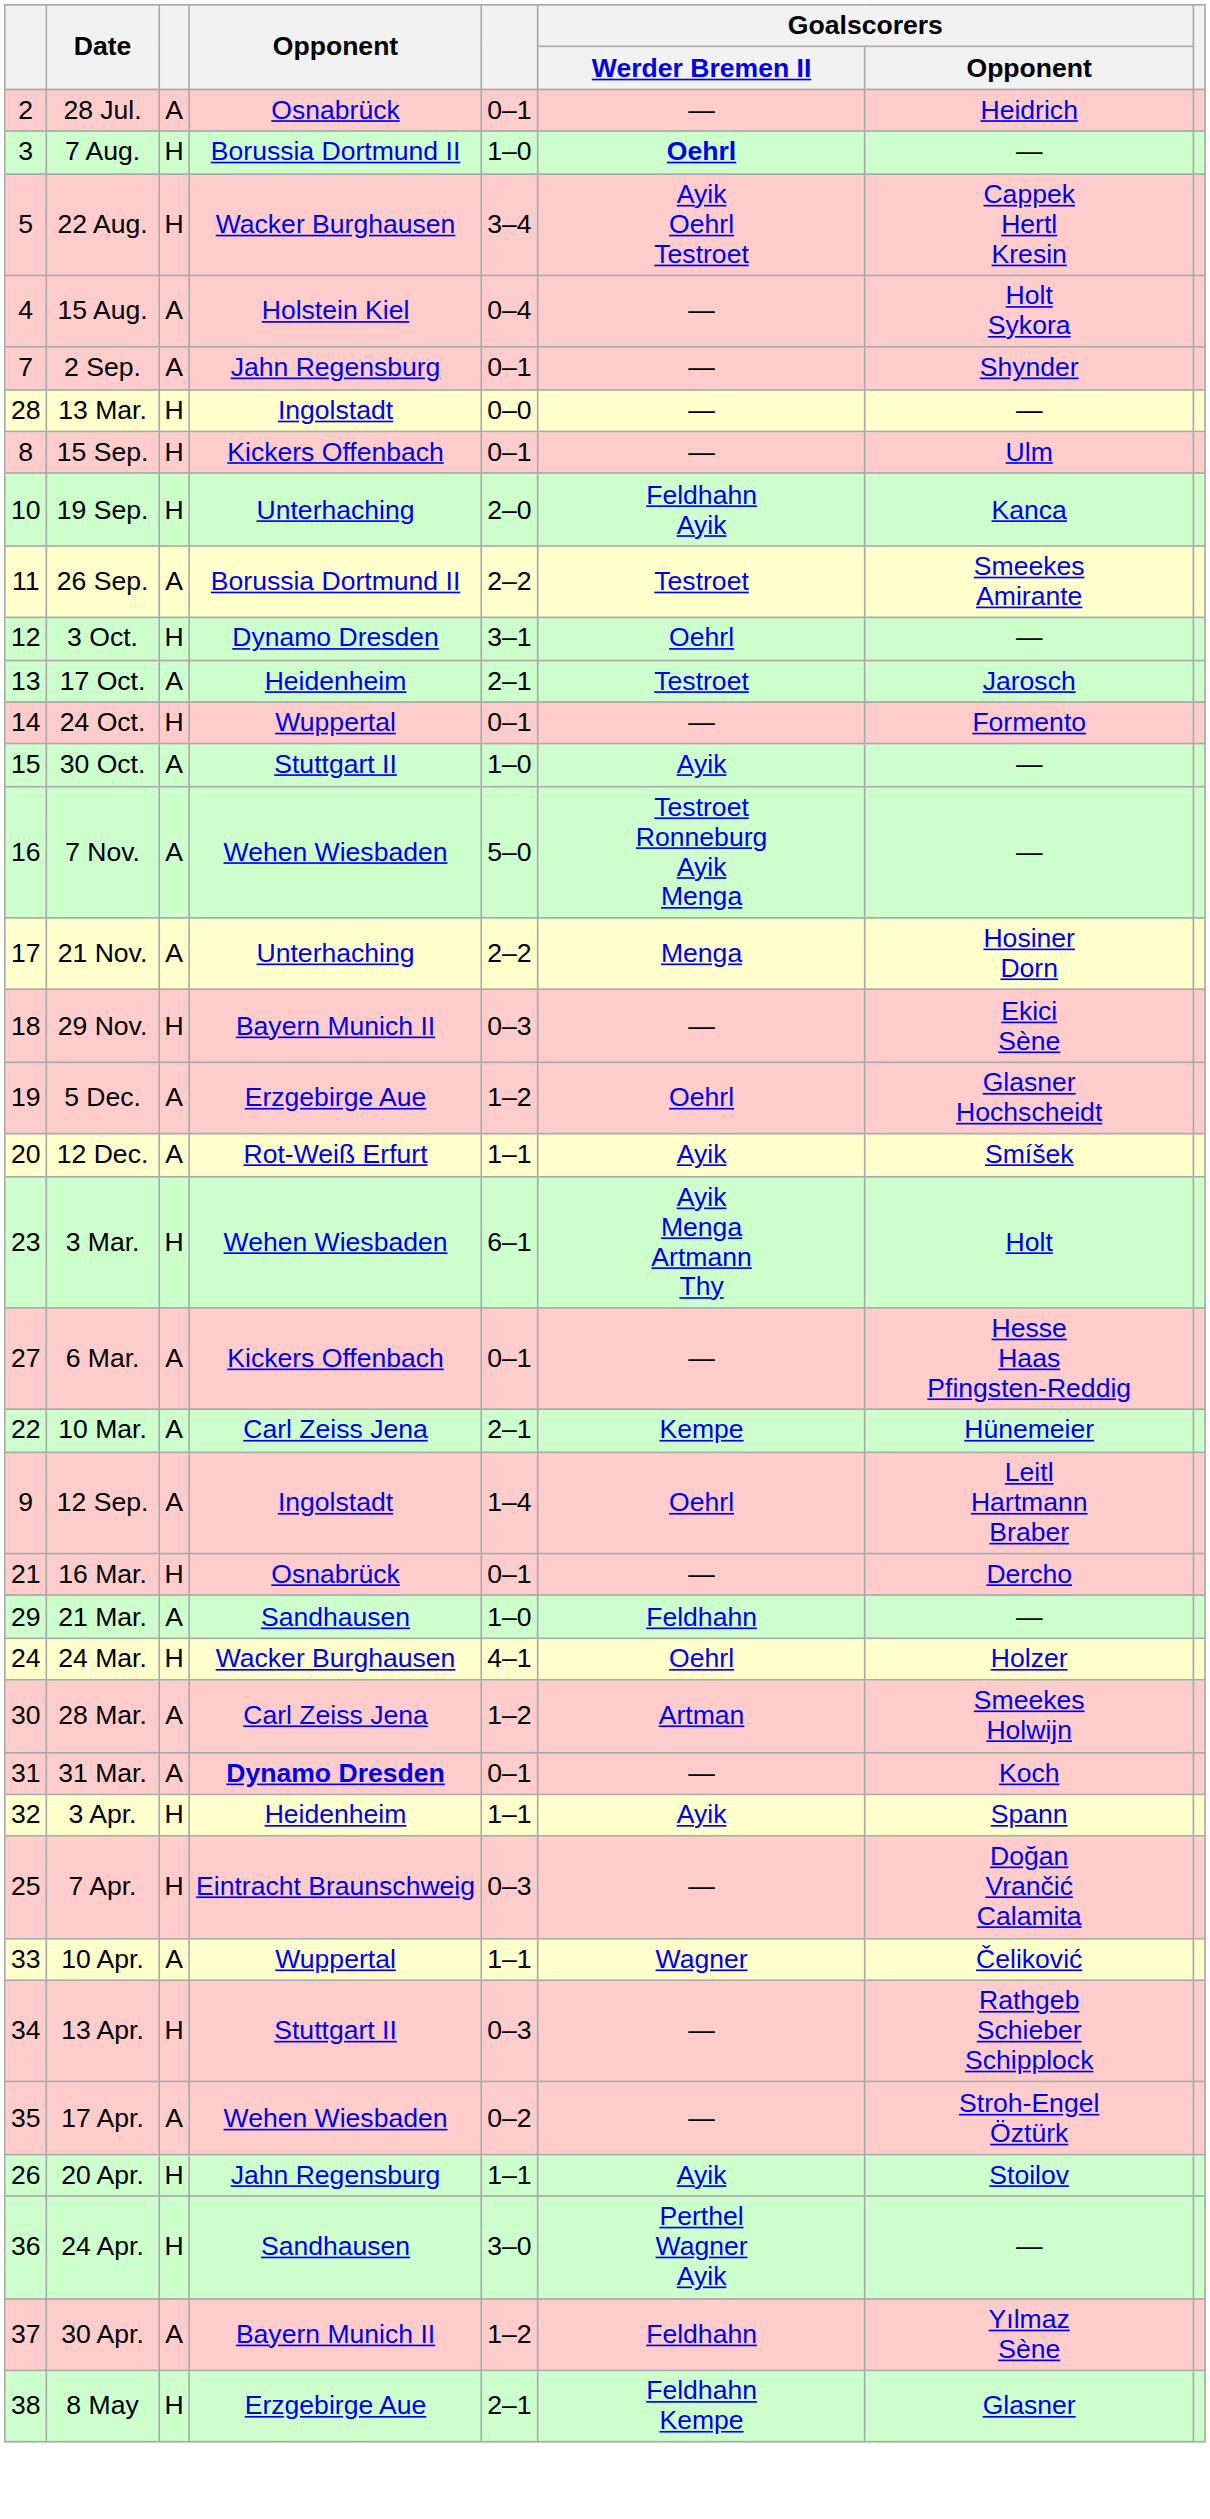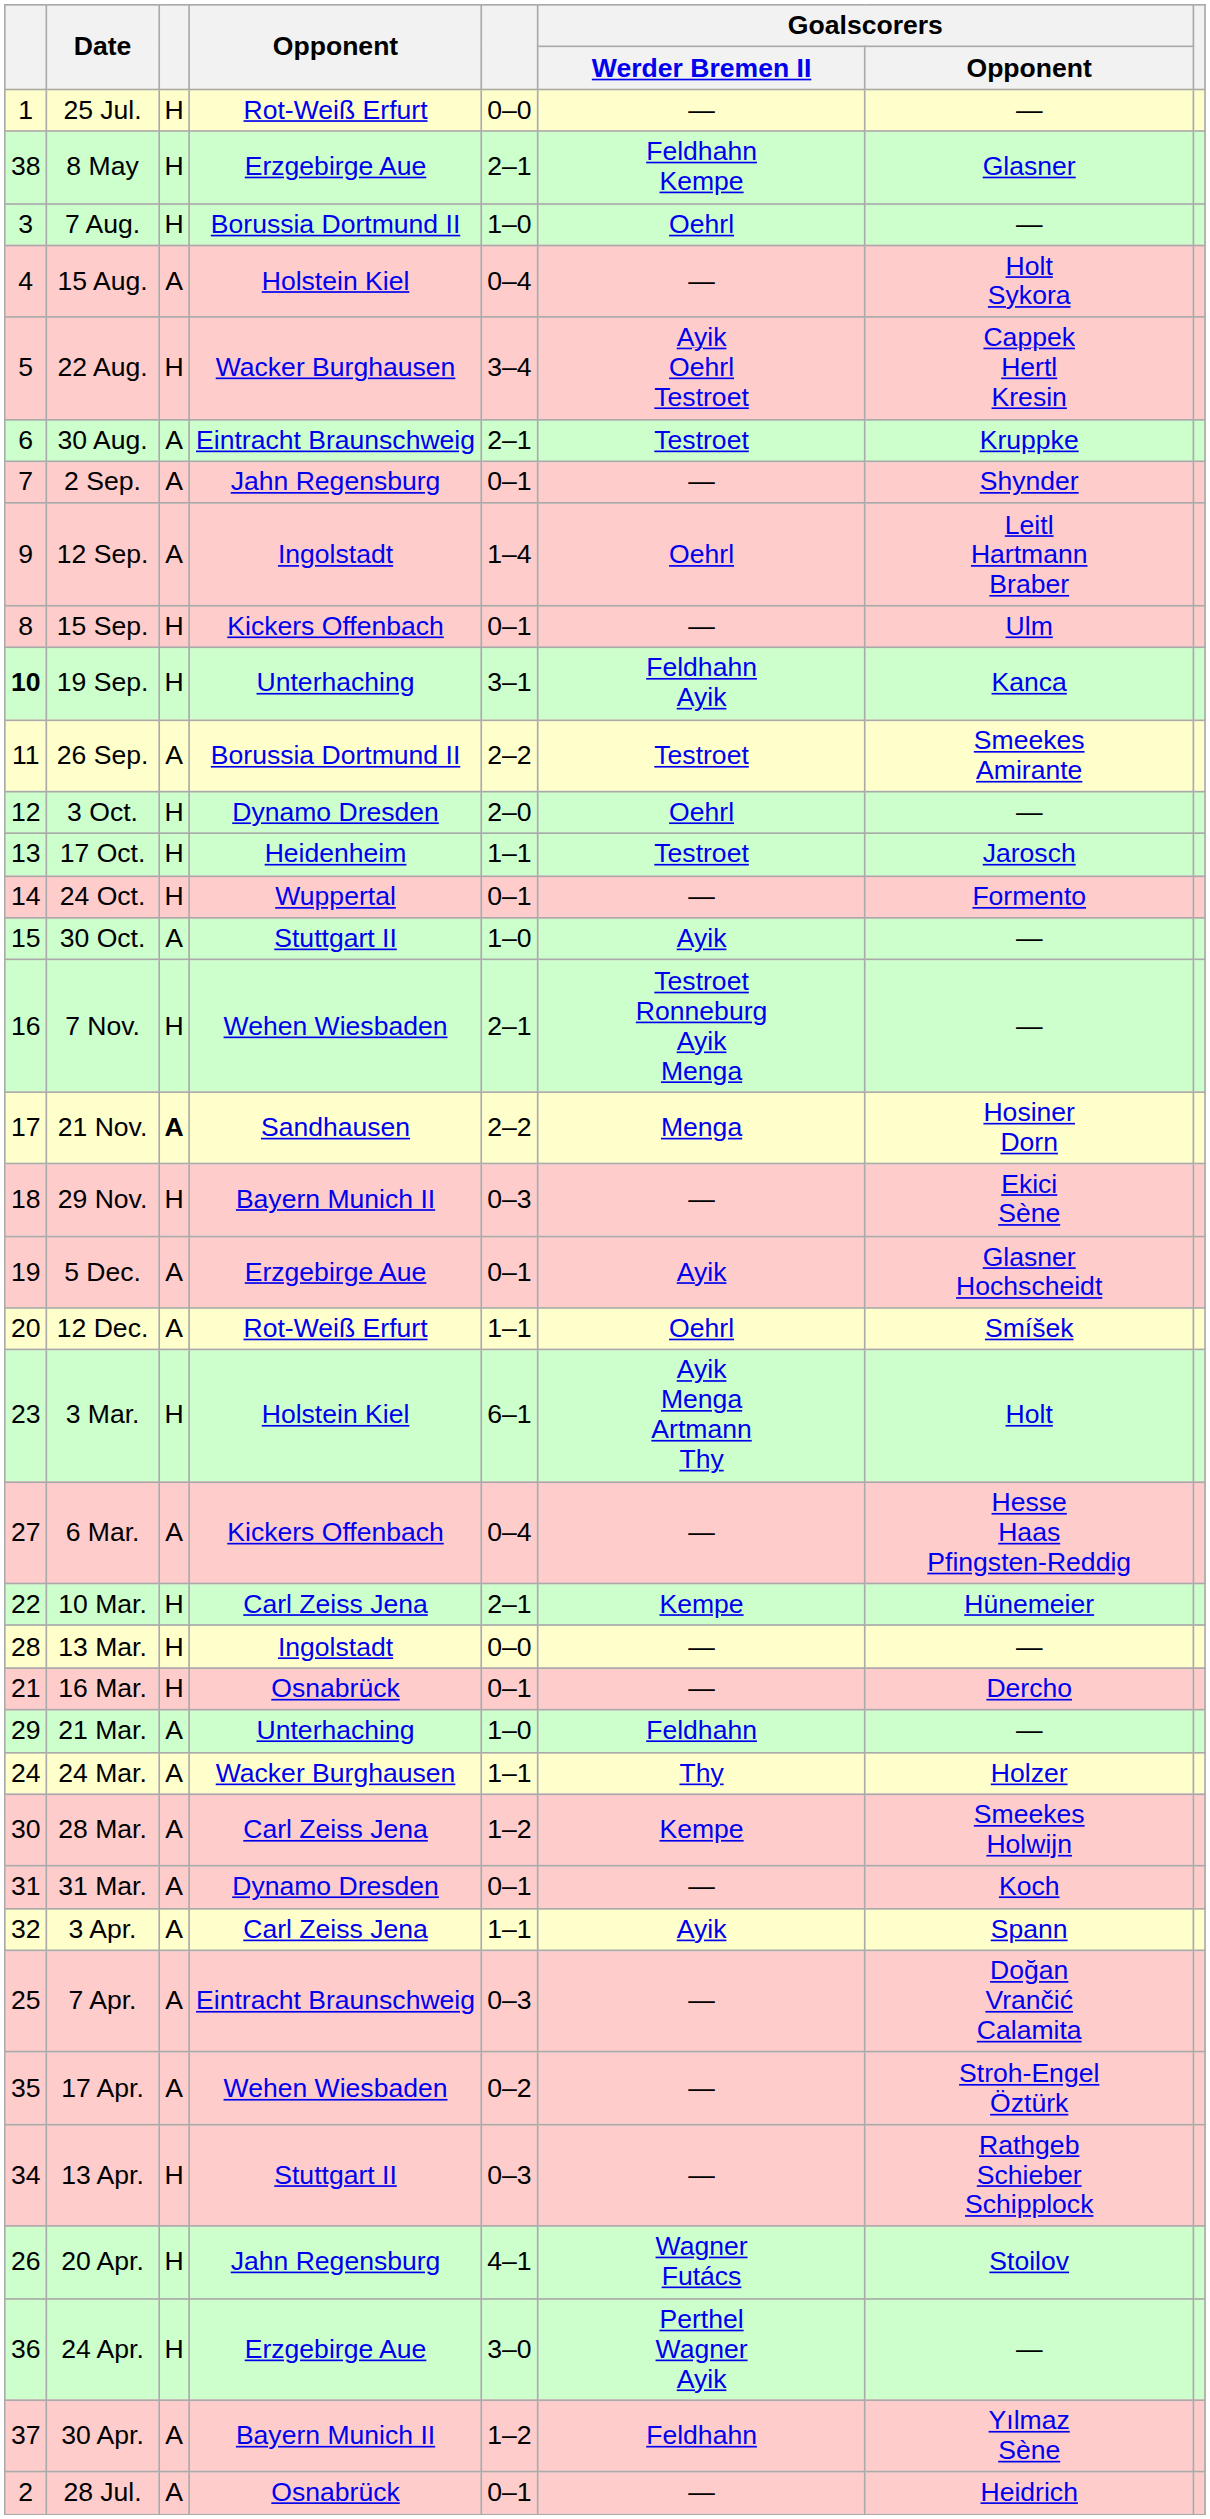+ row: (103, 109)
rows swapped: (103, 109) <-> (103, 2405)
(702, 151) bold -> (702, 223) normal
rows swapped: (103, 310) <-> (103, 223)
+ row: (103, 439)
rows swapped: (103, 1502) <-> (103, 410)
(26, 509) normal -> (26, 683) bold
(509, 509) 2–0 -> (509, 683) 3–1
(509, 638) 3–1 -> (509, 812) 2–0
(174, 680) A -> (174, 854) H
(509, 680) 2–1 -> (509, 854) 1–1
(174, 851) A -> (174, 1025) H
(509, 851) 5–0 -> (509, 1025) 2–1
(174, 953) normal -> (174, 1127) bold
(336, 953) Unterhaching -> (336, 1127) Sandhausen
(509, 1097) 1–2 -> (509, 1271) 0–1
(702, 1097) Oehrl -> (702, 1271) Ayik
(702, 1154) Ayik -> (702, 1328) Oehrl
(336, 1241) Wehen Wiesbaden -> (336, 1415) Holstein Kiel
(509, 1358) 0–1 -> (509, 1532) 0–4
(174, 1430) A -> (174, 1604) H
(336, 1616) Sandhausen -> (336, 1730) Unterhaching
(174, 1658) H -> (174, 1772) A
(509, 1658) 4–1 -> (509, 1772) 1–1
(702, 1658) Oehrl -> (702, 1772) Thy
(702, 1715) Artman -> (702, 1829) Kempe
(336, 1772) bold -> (336, 1886) normal
(174, 1814) H -> (174, 1928) A
(336, 1814) Heidenheim -> (336, 1928) Carl Zeiss Jena
(174, 1886) H -> (174, 2000) A
- row: (103, 1958)
rows swapped: (103, 2030) <-> (103, 2117)
(509, 2174) 1–1 -> (509, 2261) 4–1
(702, 2174) Ayik -> (702, 2261) Wagner Futács
(336, 2246) Sandhausen -> (336, 2348) Erzgebirge Aue
